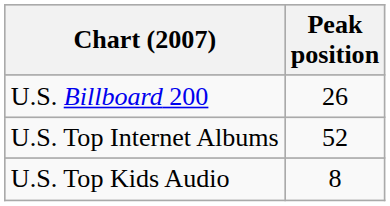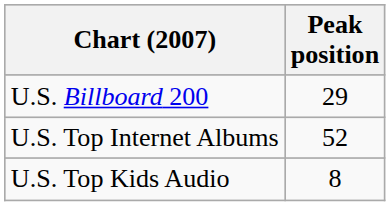(335, 95) 26 -> (335, 95) 29
